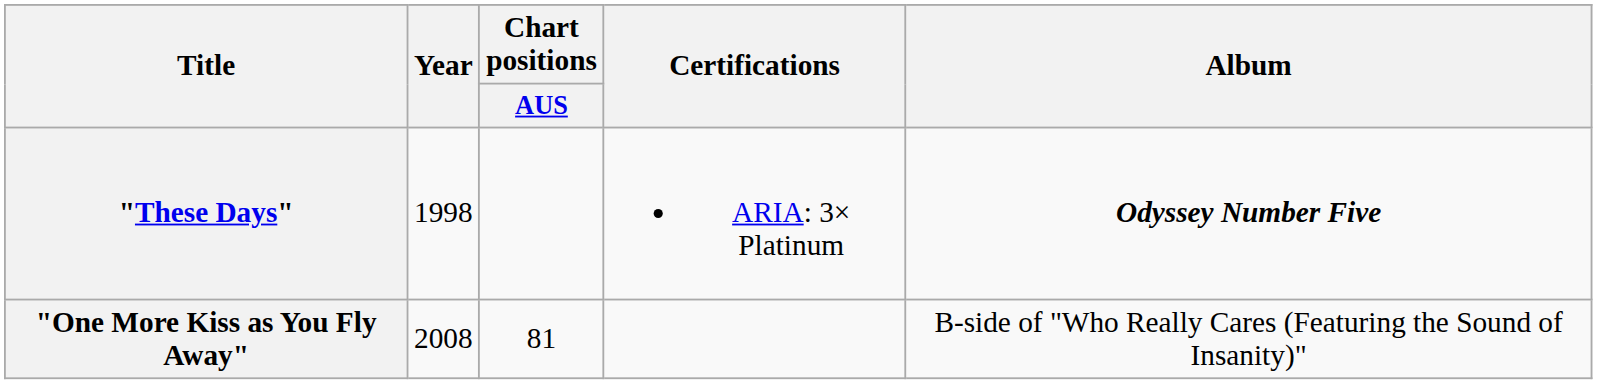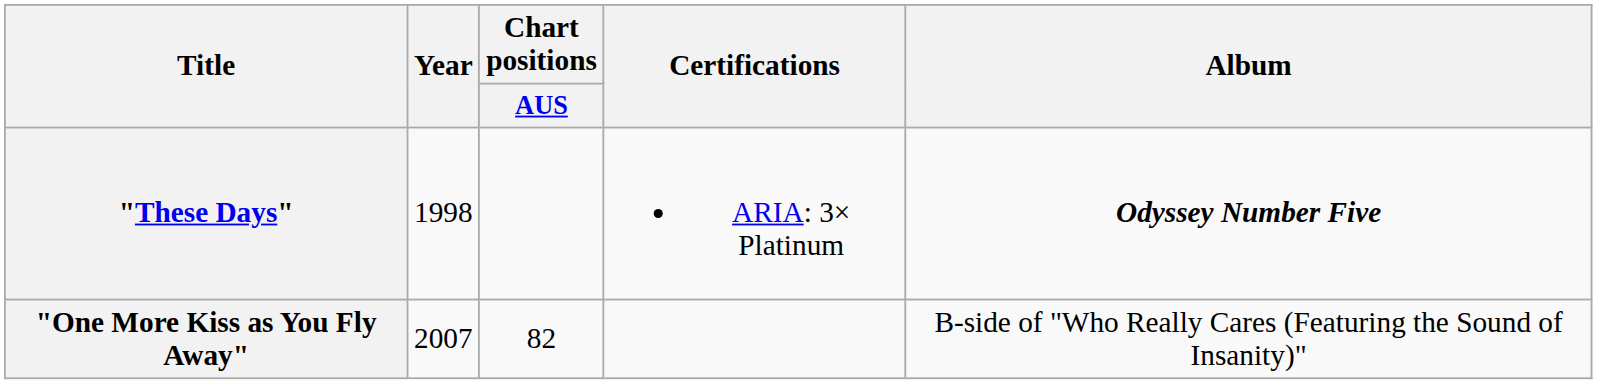(443, 337) 2008 -> (443, 337) 2007
(541, 337) 81 -> (541, 337) 82
